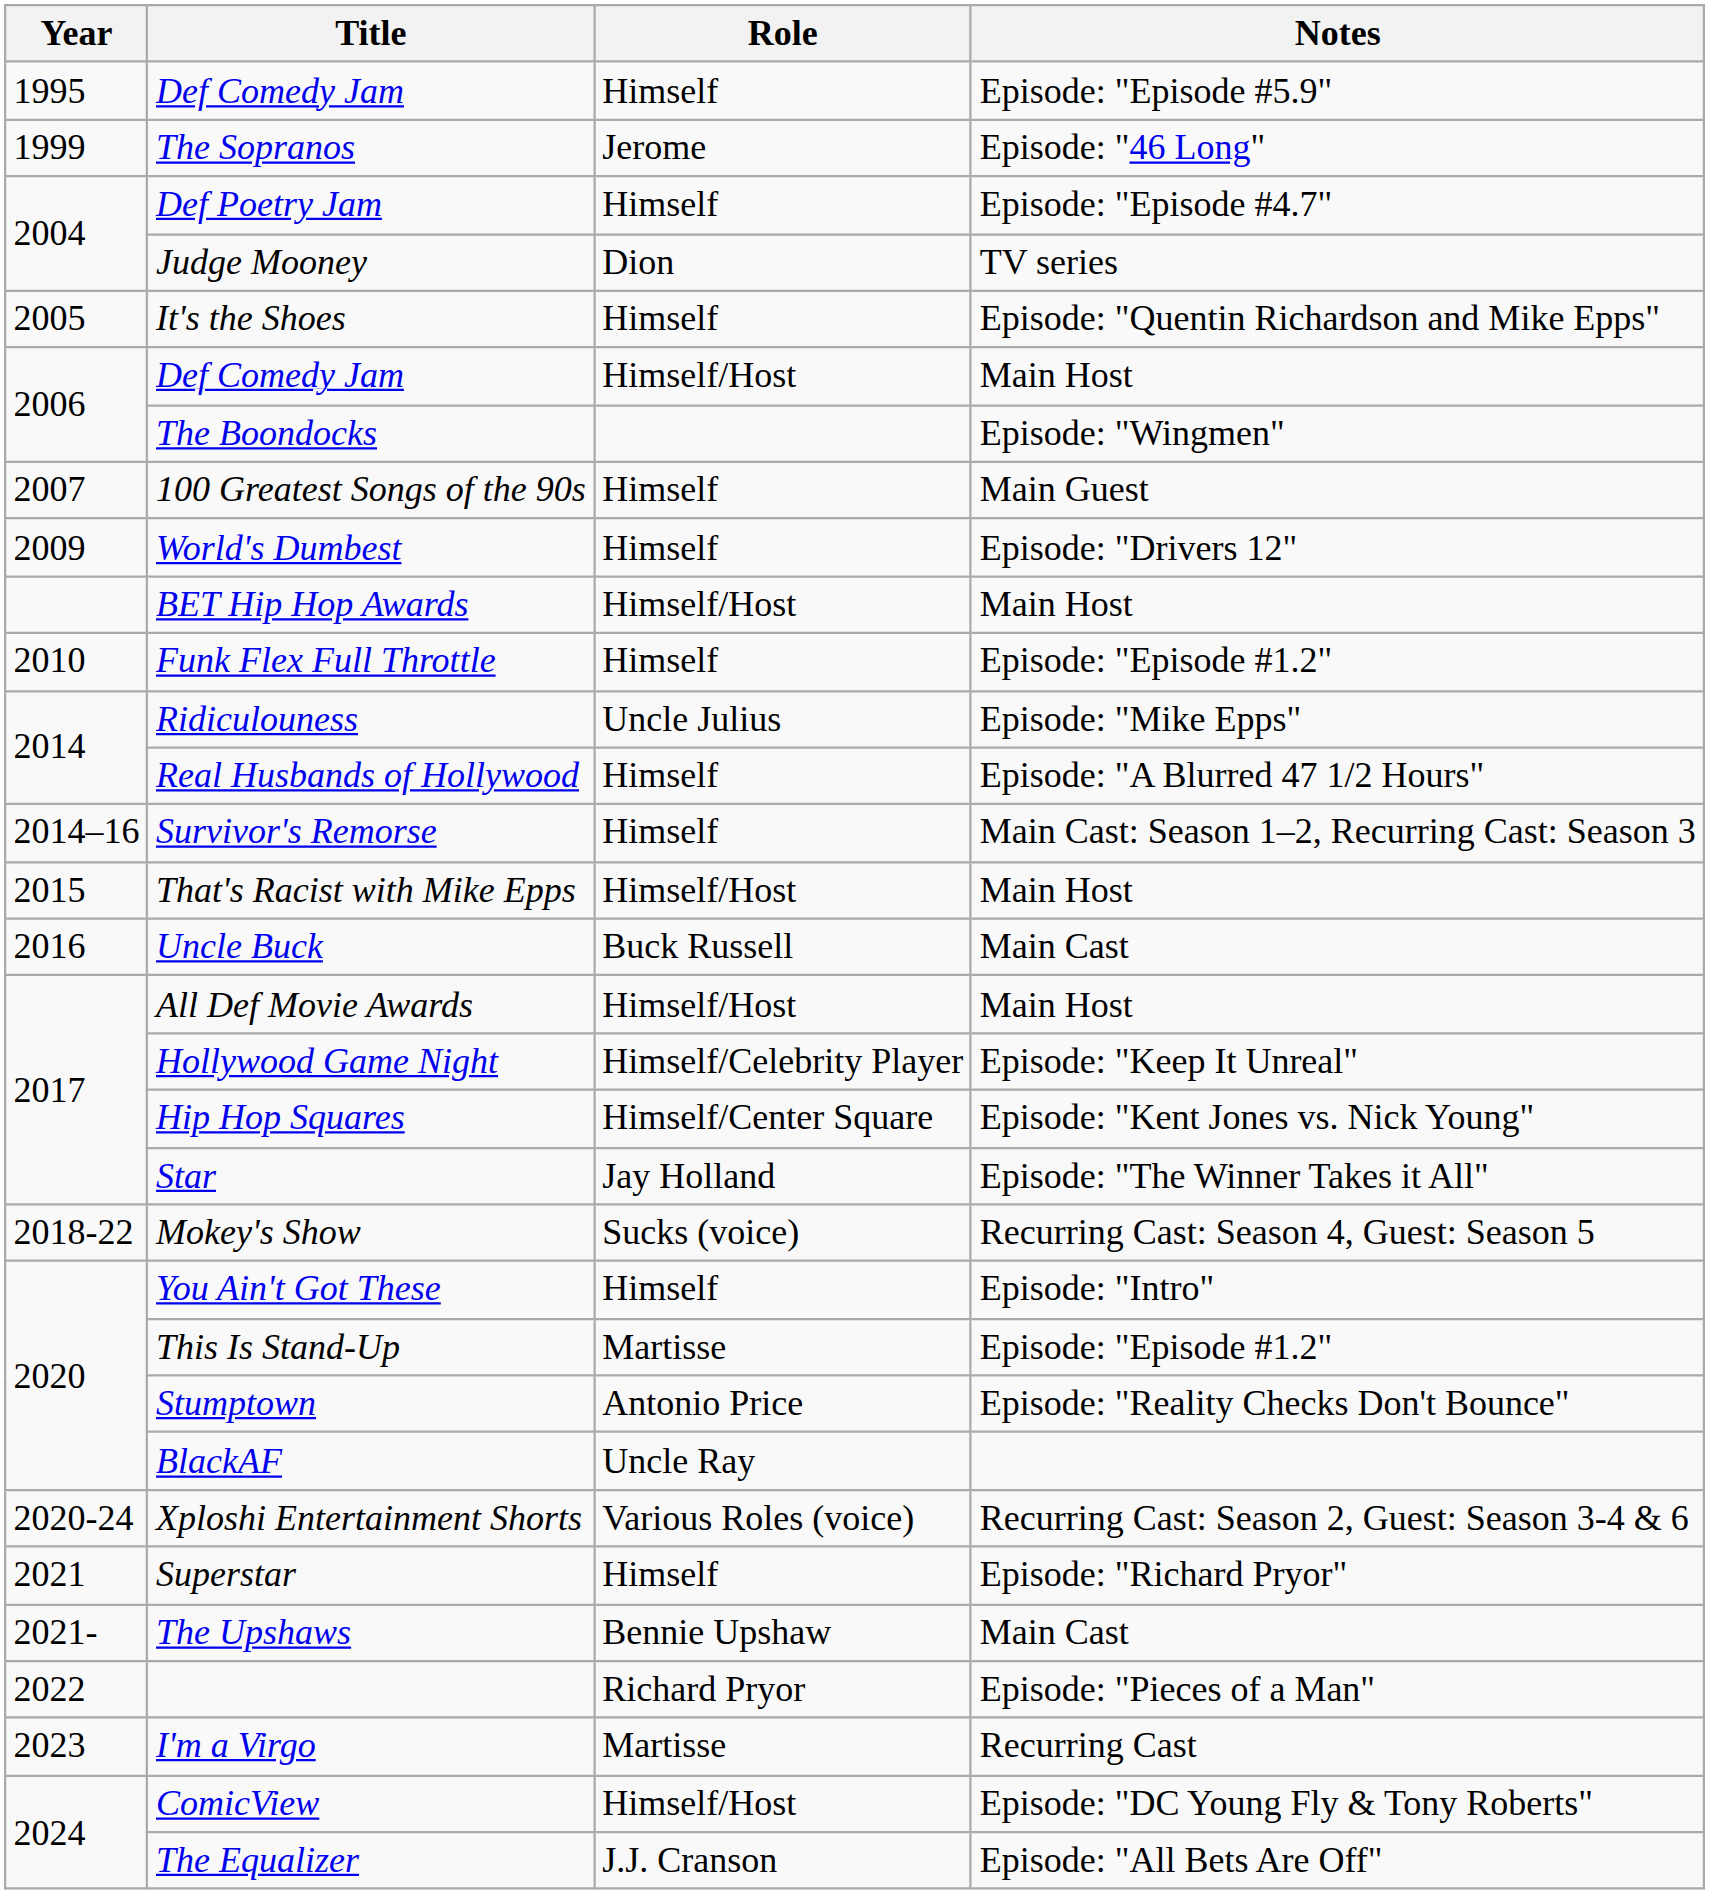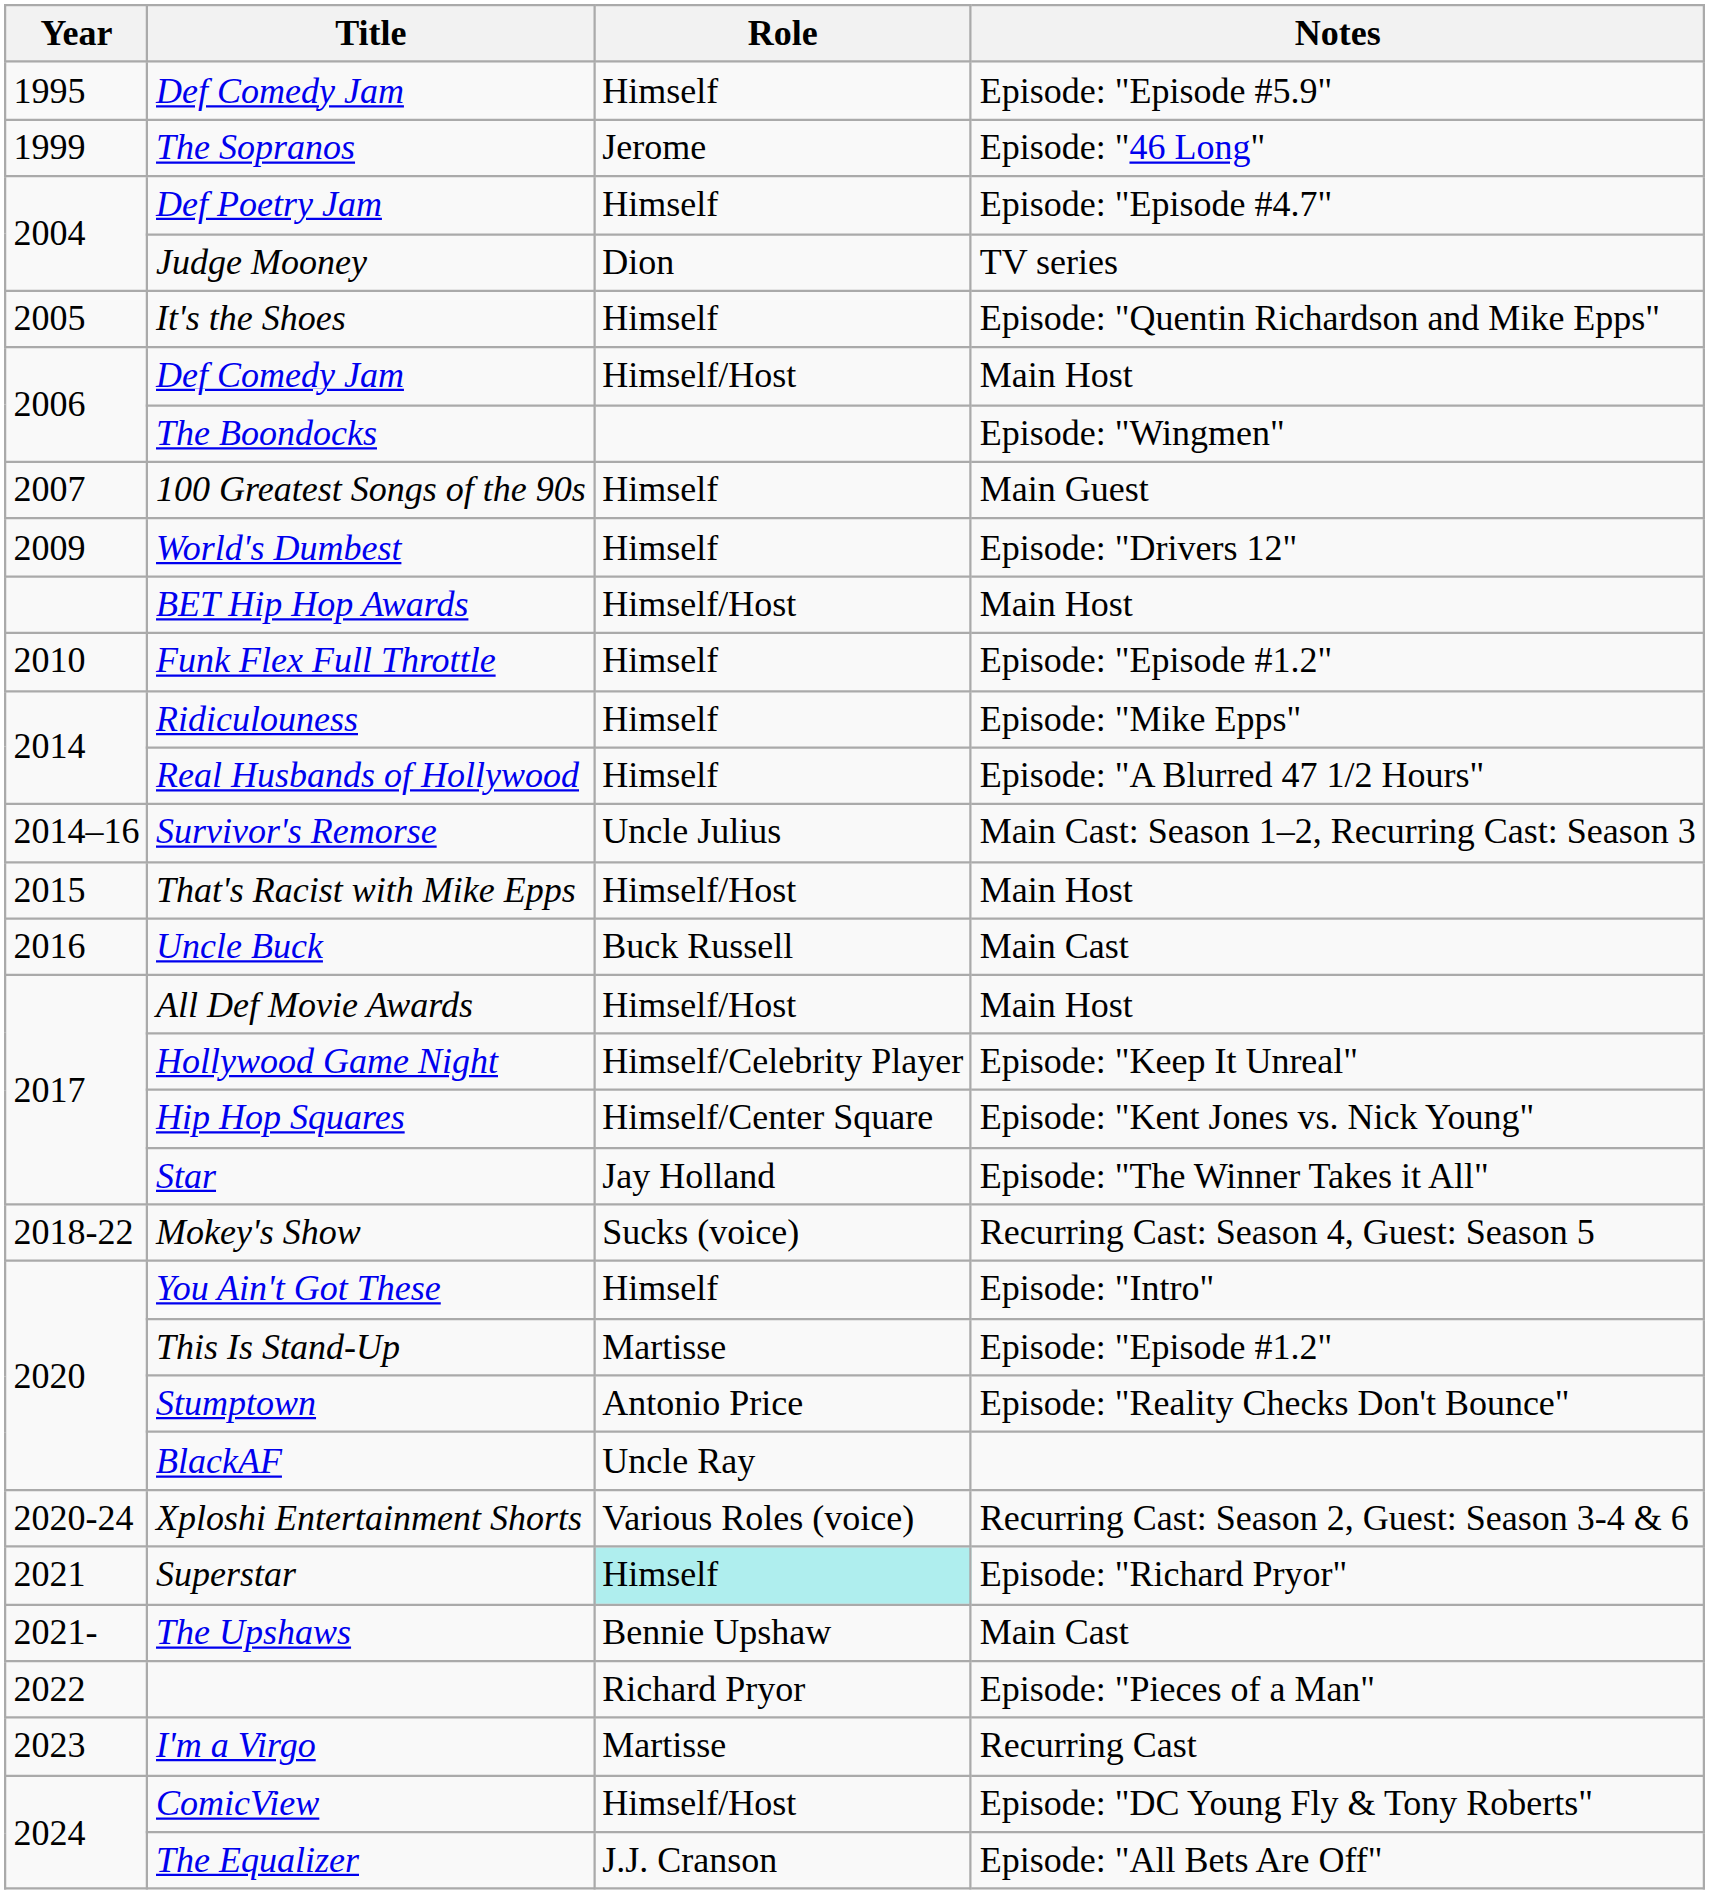(692, 718) Uncle Julius -> (660, 718) Himself
(660, 832) Himself -> (692, 832) Uncle Julius
(660, 1574) no background -> (660, 1574) paleturquoise background
